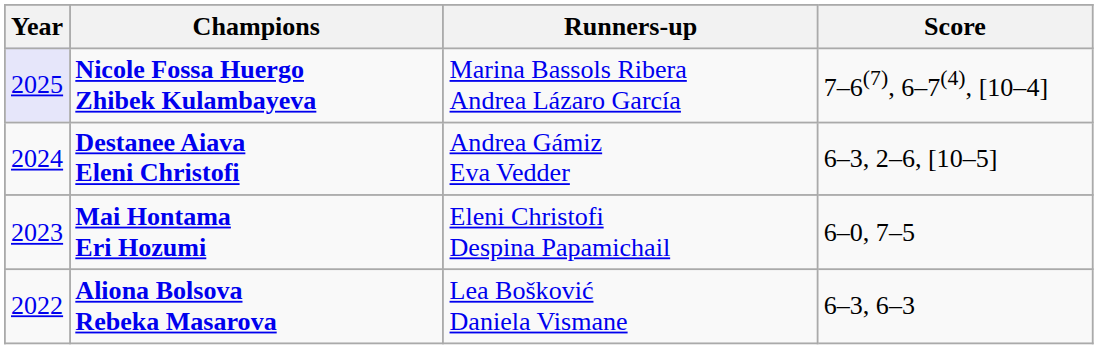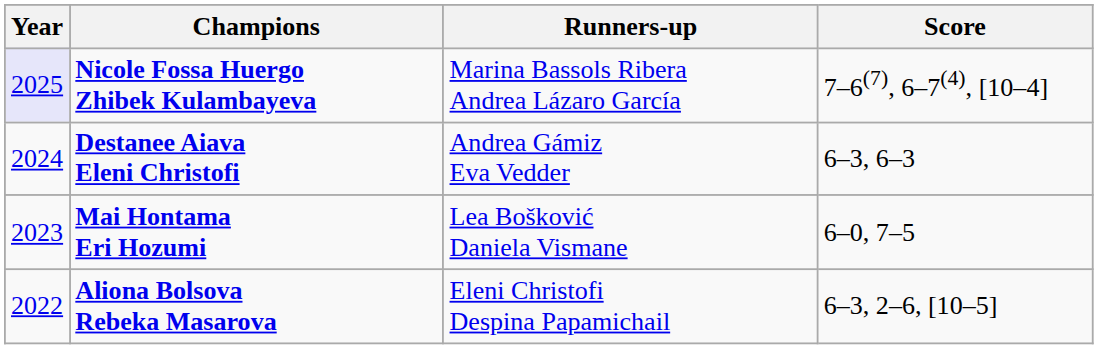(911, 158) 6–3, 2–6, [10–5] -> (869, 158) 6–3, 6–3
(560, 232) Eleni Christofi Despina Papamichail -> (539, 232) Lea Bošković Daniela Vismane
(539, 306) Lea Bošković Daniela Vismane -> (560, 306) Eleni Christofi Despina Papamichail
(869, 306) 6–3, 6–3 -> (911, 306) 6–3, 2–6, [10–5]
